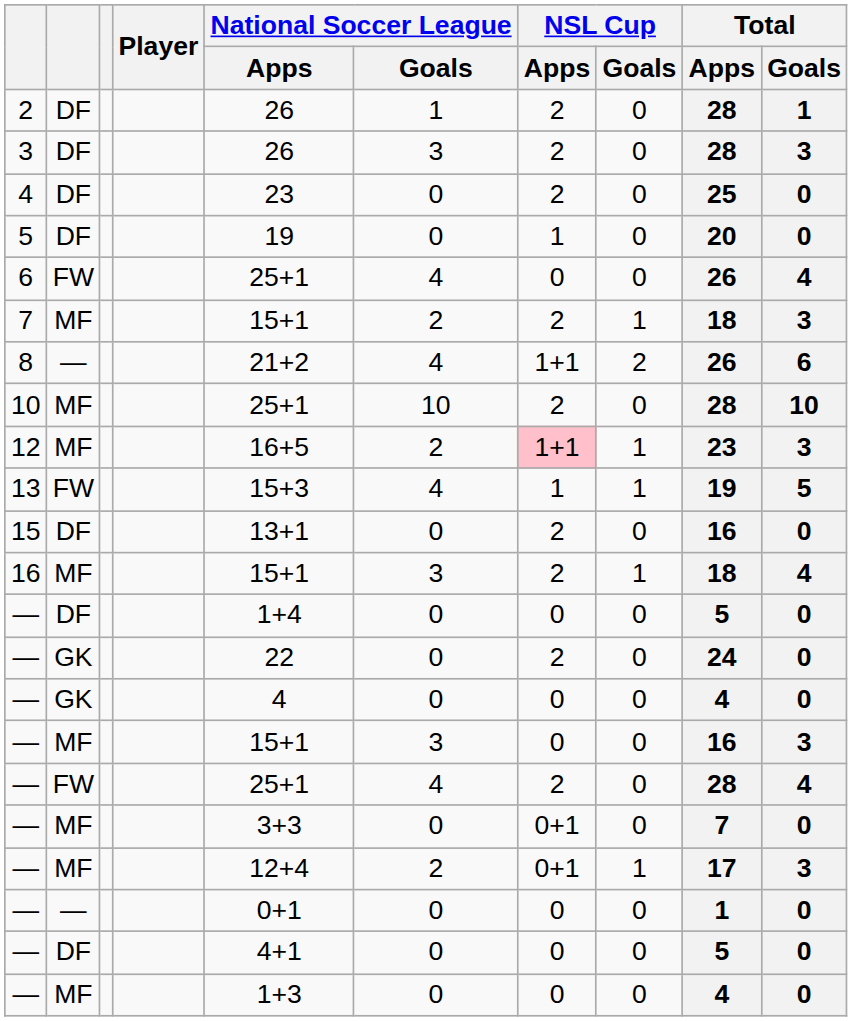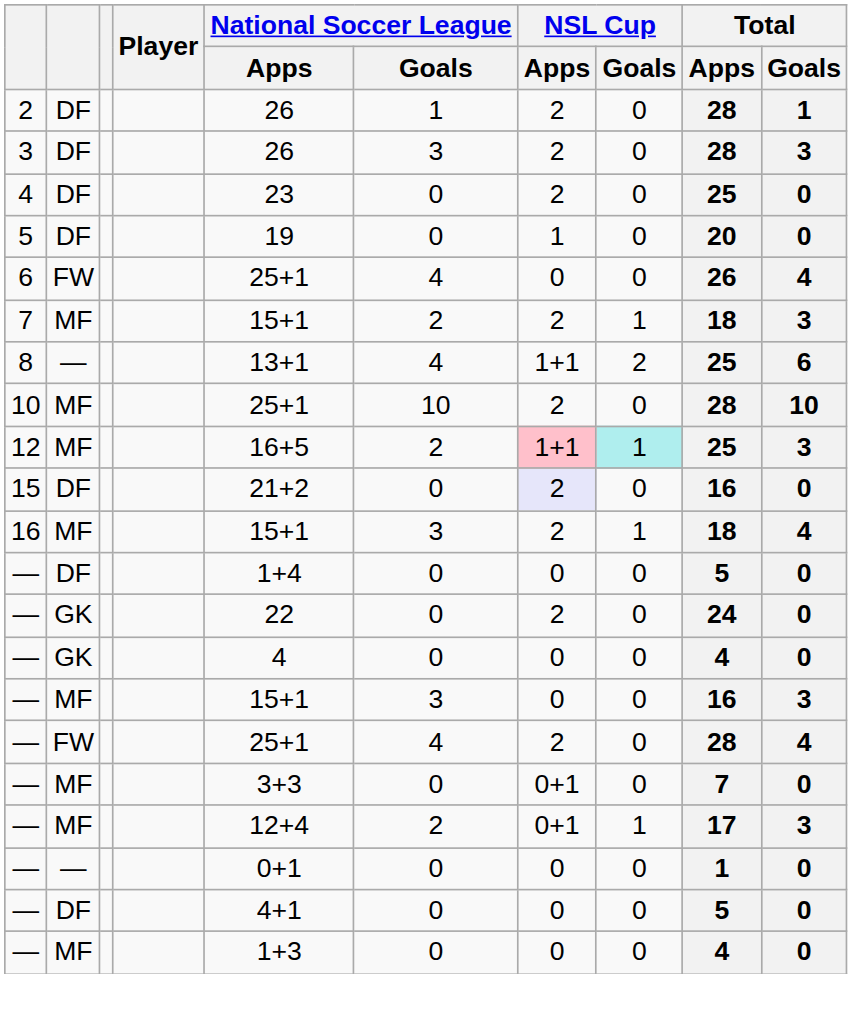(279, 362) 21+2 -> (279, 362) 13+1
(722, 362) 26 -> (722, 362) 25
(639, 446) no background -> (639, 446) paleturquoise background
(722, 446) 23 -> (722, 446) 25
- row: (26, 488)
(279, 531) 13+1 -> (279, 488) 21+2
(557, 531) no background -> (557, 488) lavender background
